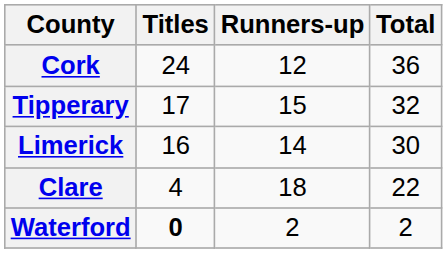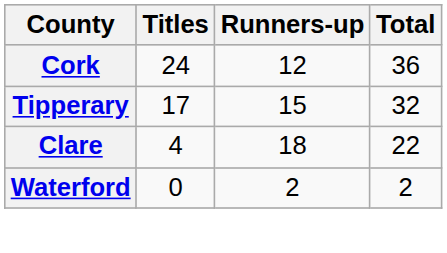- row: (71, 146)
(176, 227) bold -> (176, 187) normal
